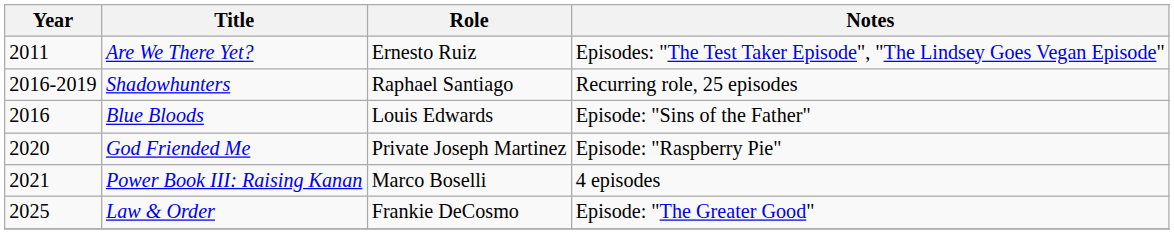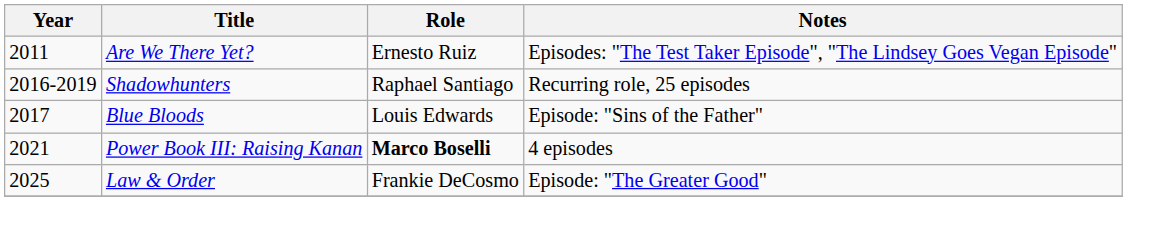(29, 116) 2016 -> (29, 116) 2017
- row: (178, 148)
(429, 180) normal -> (431, 148) bold
